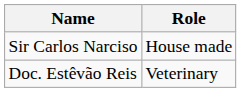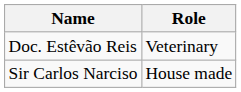rows swapped: (73, 73) <-> (73, 45)
